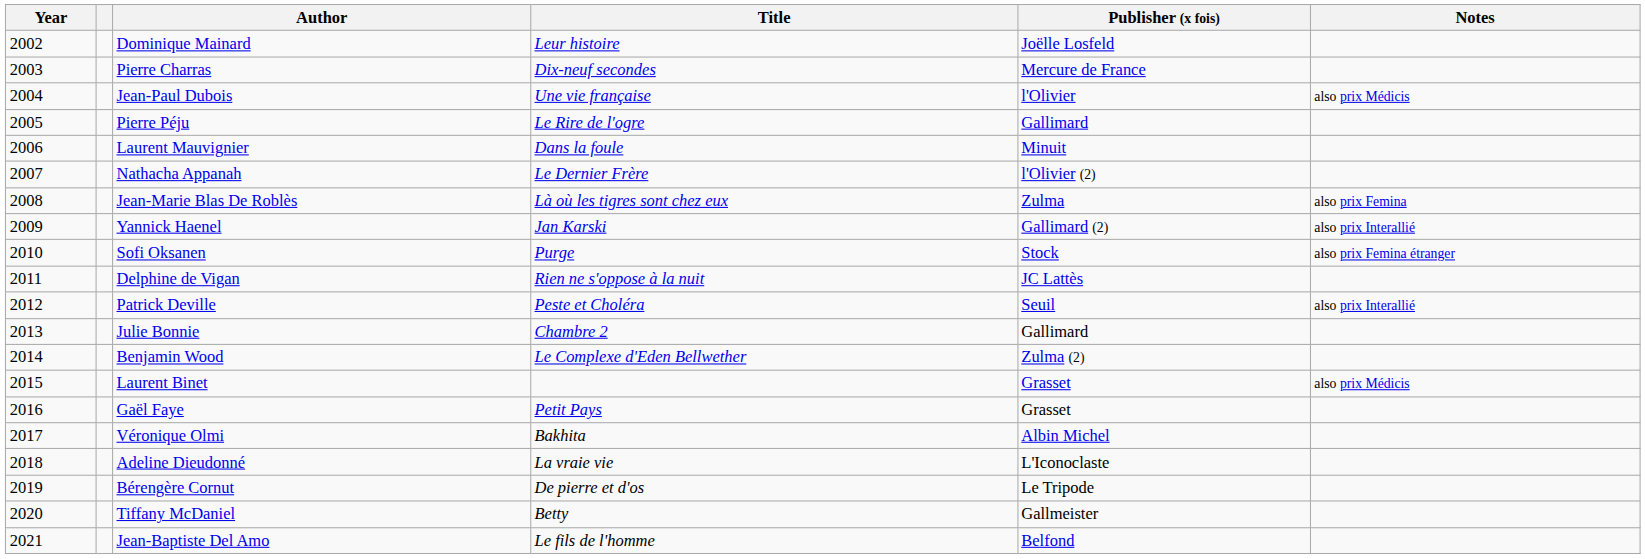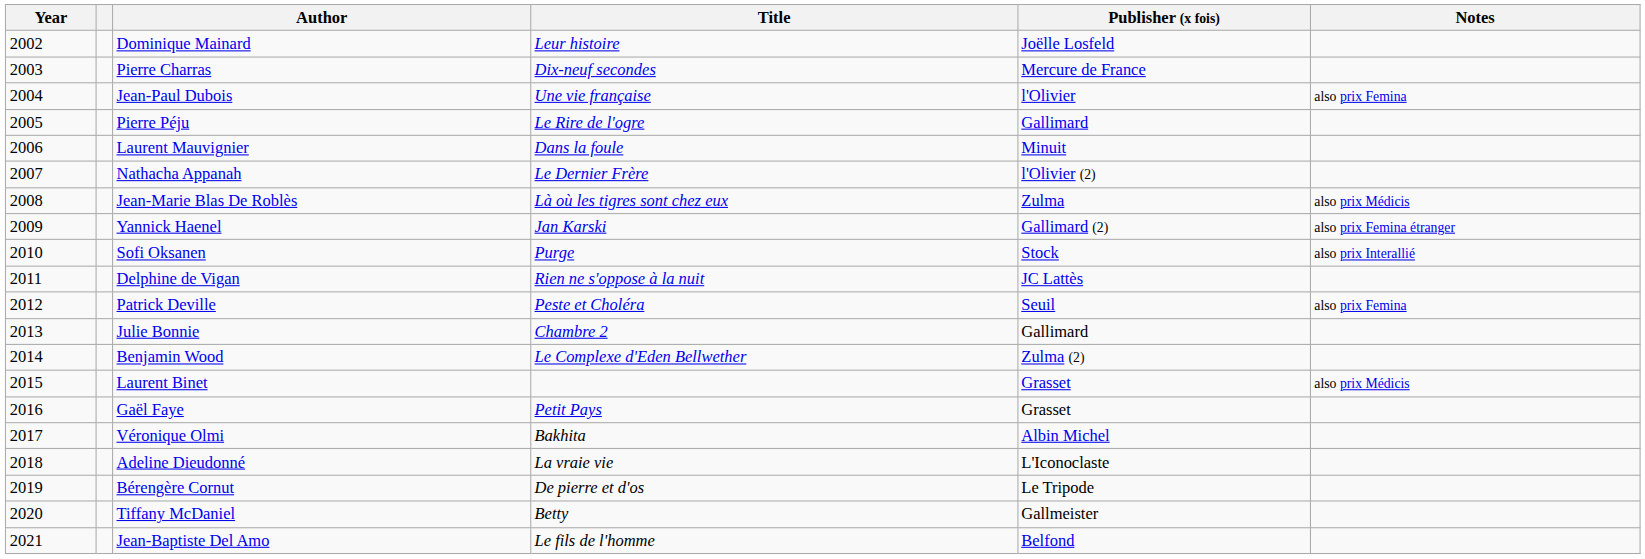(1362, 97) also prix Médicis -> (1360, 97) also prix Femina
(1360, 201) also prix Femina -> (1362, 201) also prix Médicis
(1365, 227) also prix Interallié -> (1385, 227) also prix Femina étranger
(1385, 253) also prix Femina étranger -> (1365, 253) also prix Interallié
(1365, 306) also prix Interallié -> (1360, 306) also prix Femina
